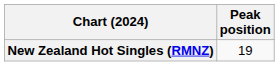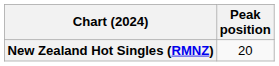(245, 50) 19 -> (245, 50) 20
